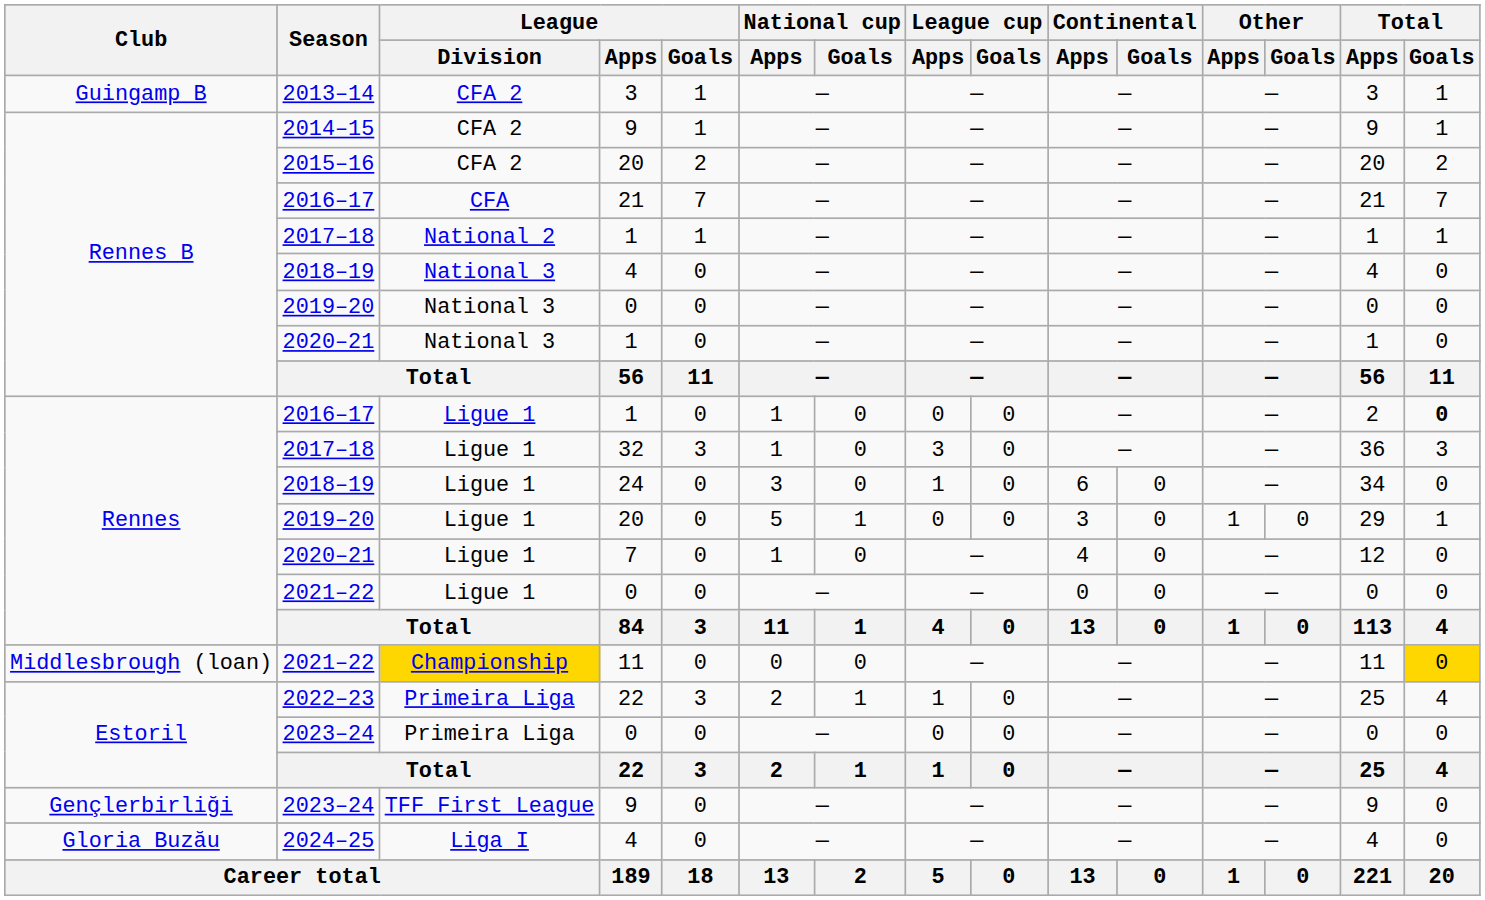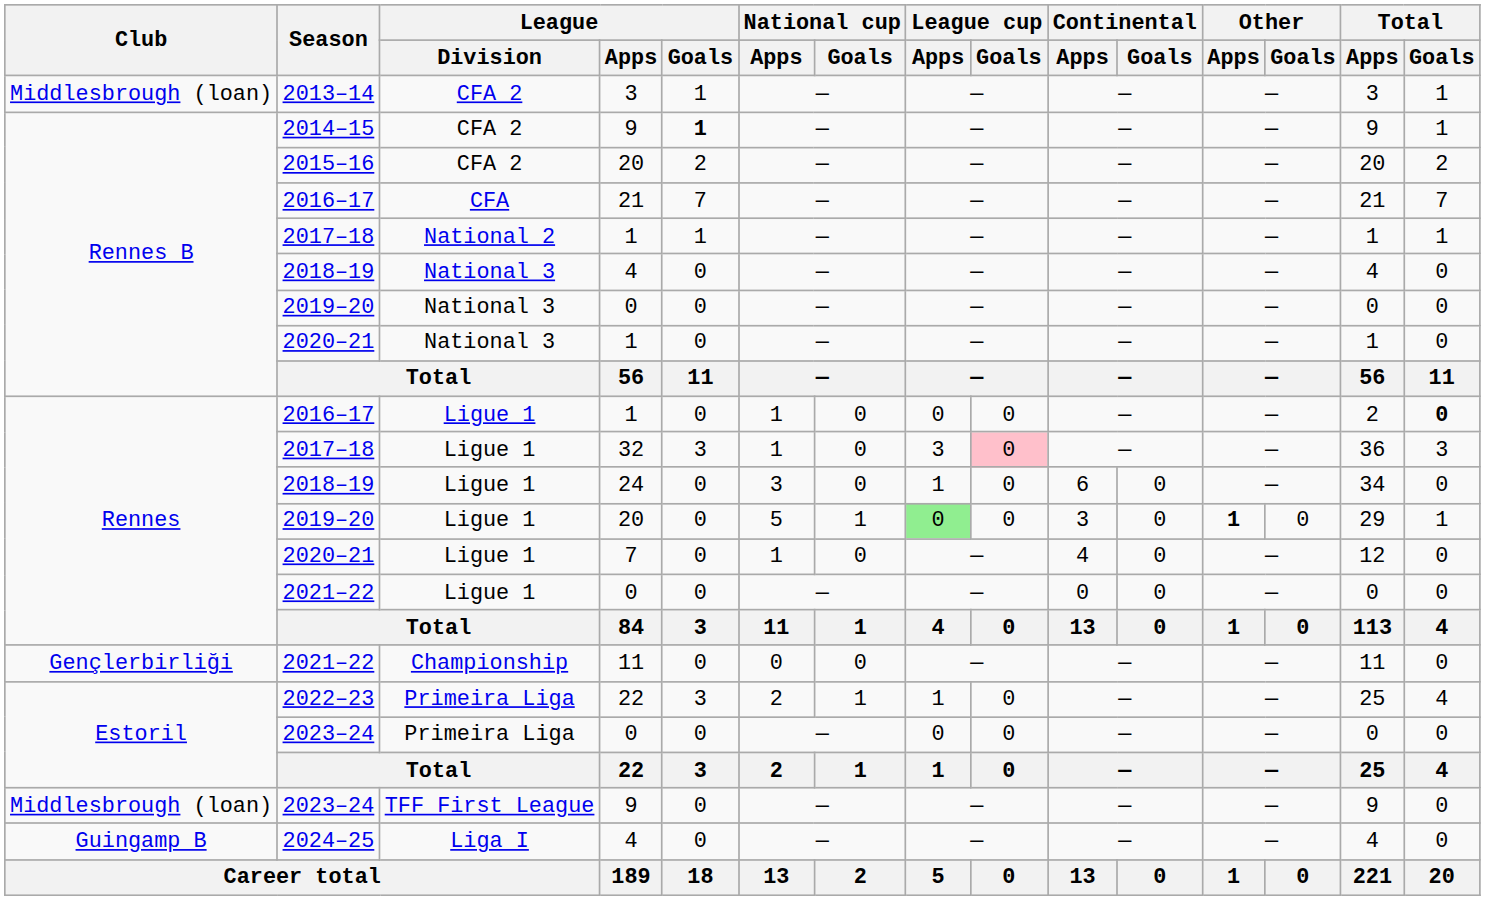(141, 94) Guingamp B -> (141, 94) Middlesbrough (loan)
(700, 129) normal -> (700, 129) bold
(1009, 450) no background -> (1009, 450) pink background
(938, 521) no background -> (938, 521) lightgreen background
(1234, 521) normal -> (1234, 521) bold
(141, 663) Middlesbrough (loan) -> (141, 663) Gençlerbirliği
(490, 663) gold background -> (490, 663) no background
(1442, 663) gold background -> (1442, 663) no background
(141, 806) Gençlerbirliği -> (141, 806) Middlesbrough (loan)
(141, 841) Gloria Buzău -> (141, 841) Guingamp B
